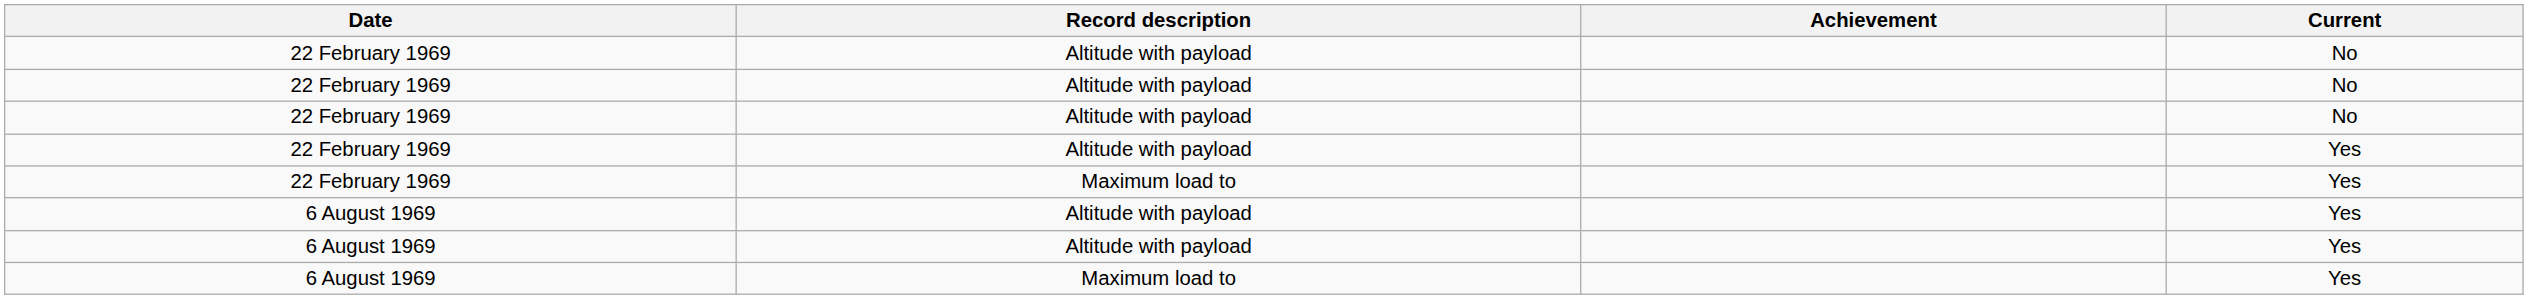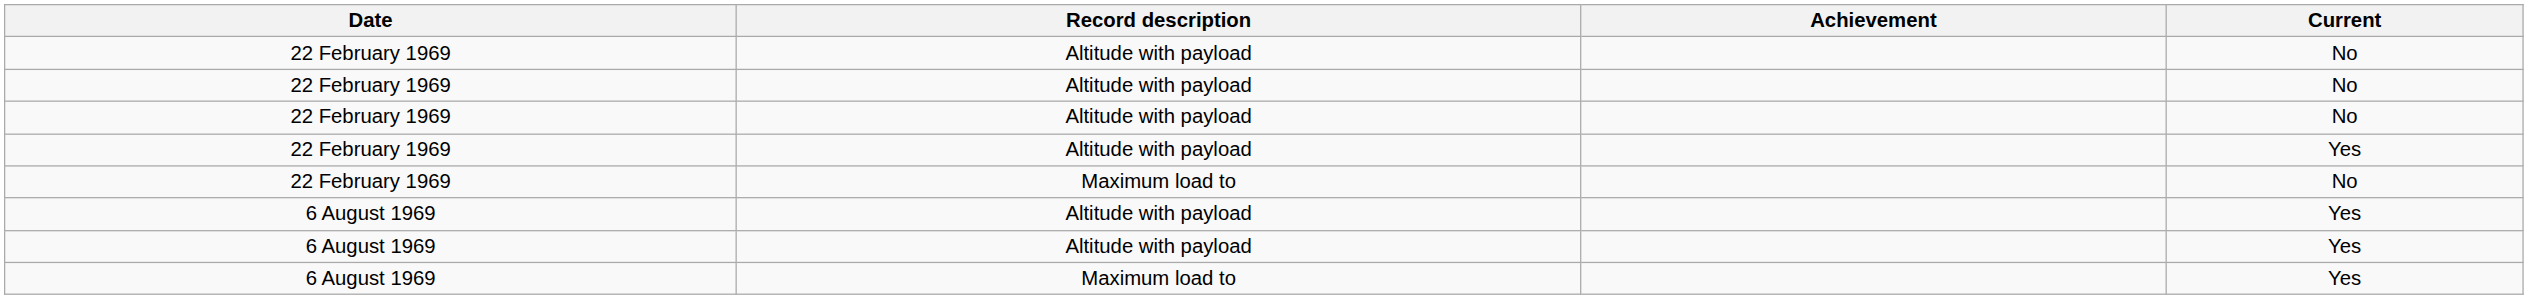(2345, 181) Yes -> (2345, 181) No
